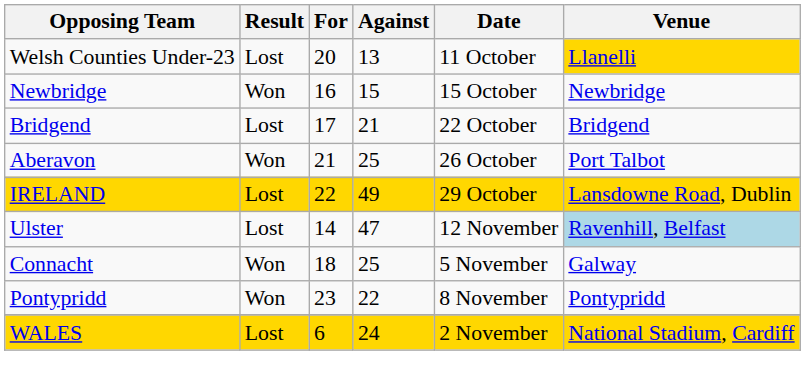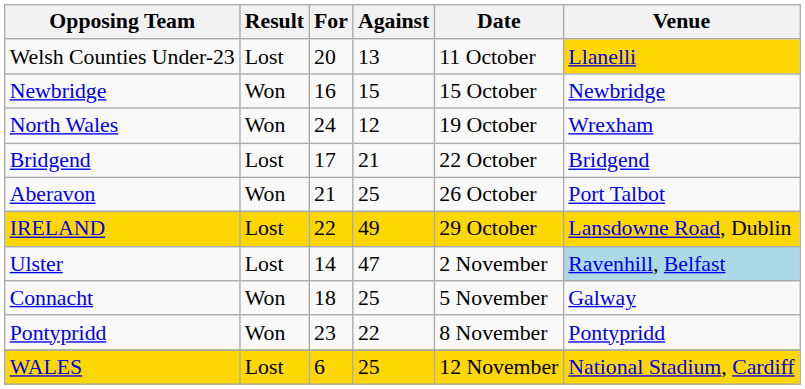+ row: (64, 125)
(499, 228) 12 November -> (493, 263) 2 November
(369, 332) 24 -> (369, 366) 25
(493, 332) 2 November -> (499, 366) 12 November
